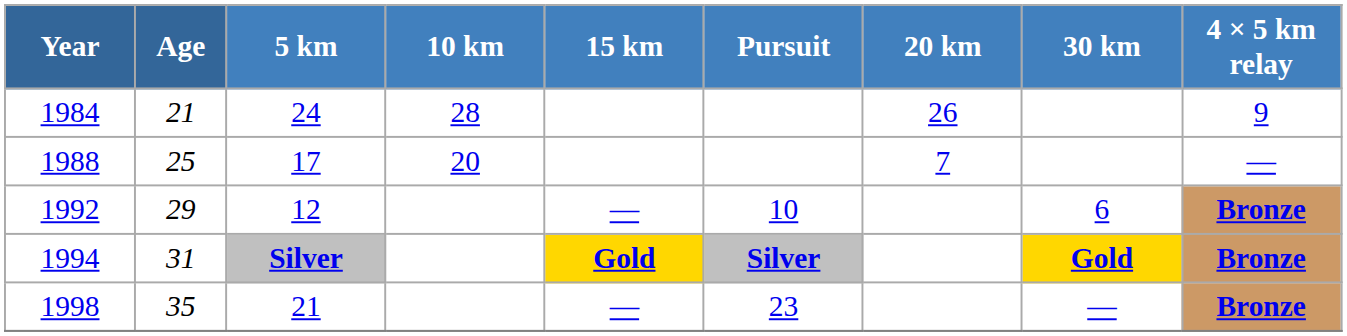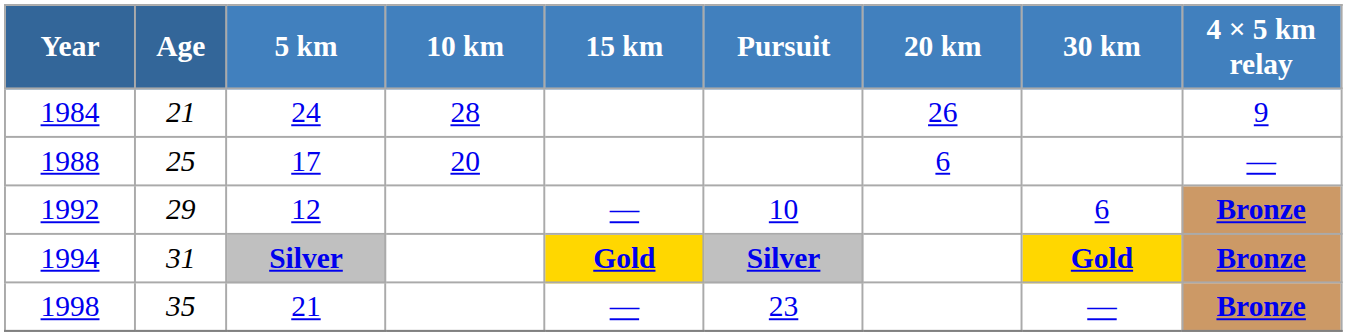(943, 161) 7 -> (943, 161) 6
